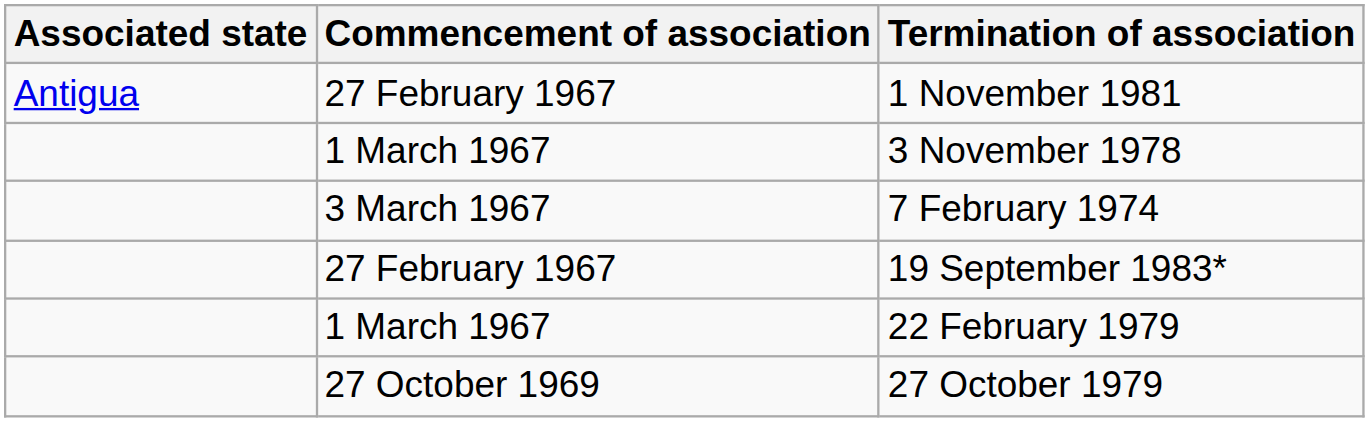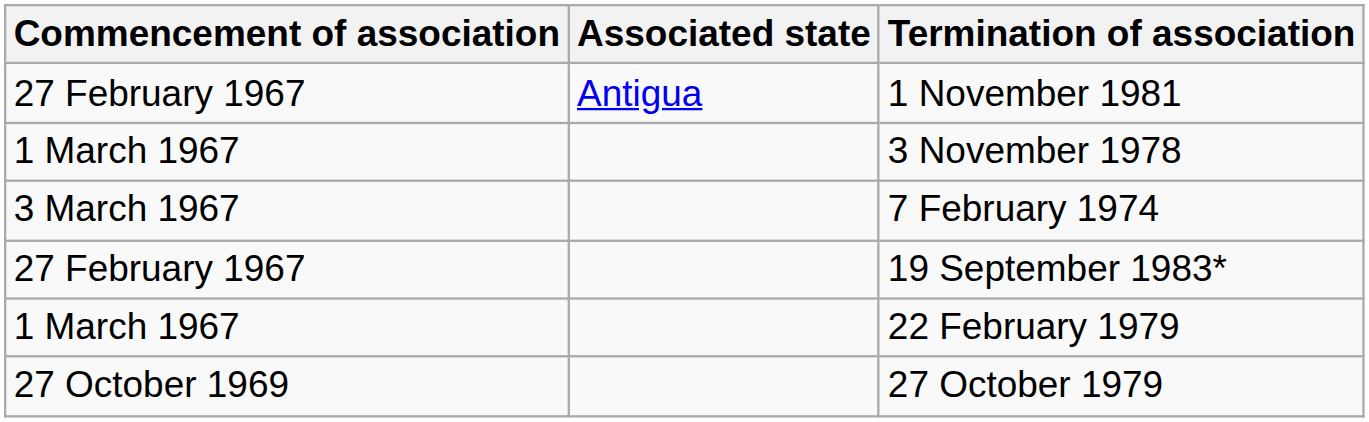columns swapped: (161, 33) <-> (598, 33)
